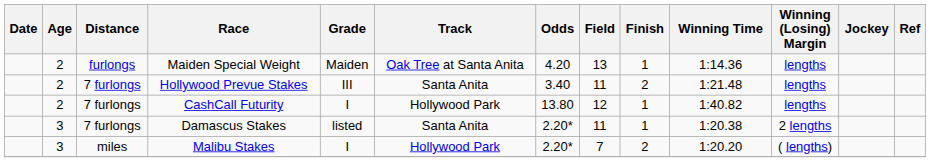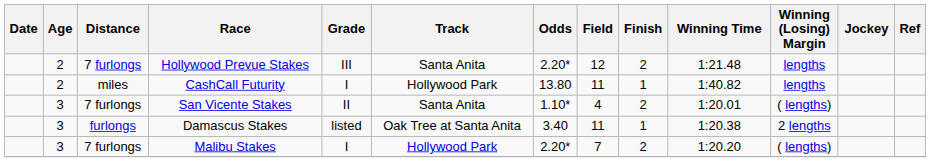- row: (234, 64)
(558, 85) 3.40 -> (555, 64) 2.20*
(600, 85) 11 -> (598, 64) 12
(112, 105) 7 furlongs -> (113, 85) miles
(600, 105) 12 -> (598, 85) 11
+ row: (235, 105)
(112, 126) 7 furlongs -> (113, 126) furlongs
(455, 126) Santa Anita -> (452, 126) Oak Tree at Santa Anita
(558, 126) 2.20* -> (555, 126) 3.40
(112, 146) miles -> (113, 146) 7 furlongs
